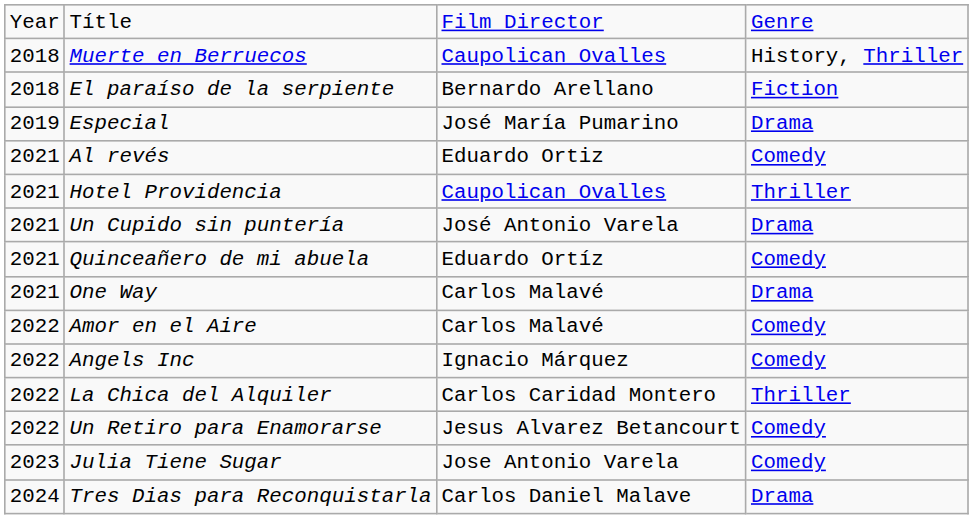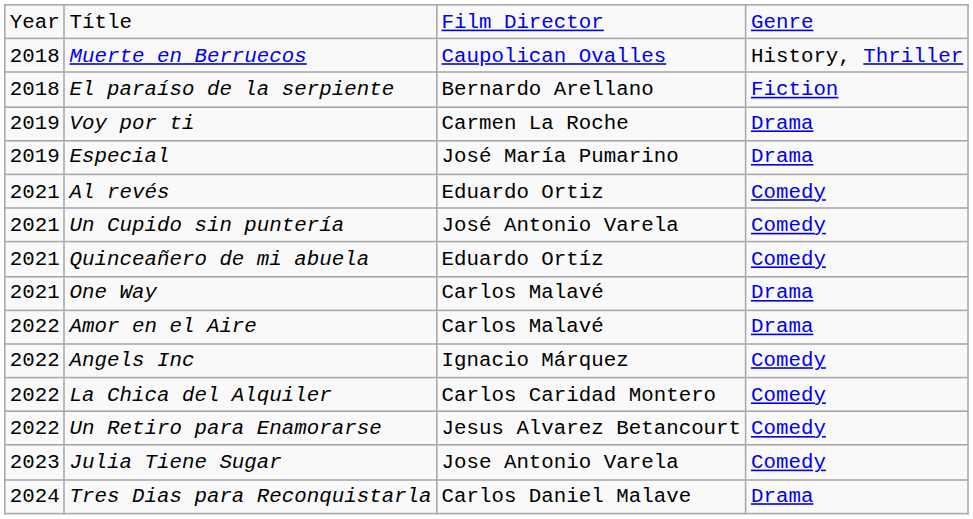+ row: (132, 123)
- row: (176, 191)
(782, 225) Drama -> (788, 225) Comedy
(788, 327) Comedy -> (782, 327) Drama
(801, 395) Thriller -> (788, 395) Comedy
